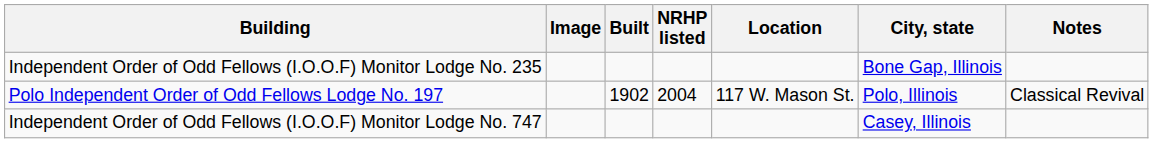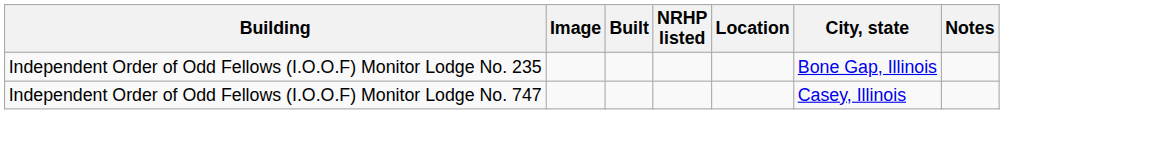- row: (226, 94)
